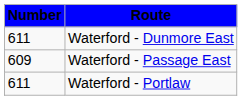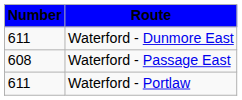(20, 60) 609 -> (20, 60) 608
